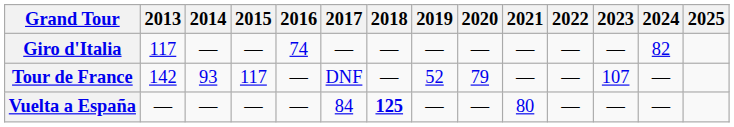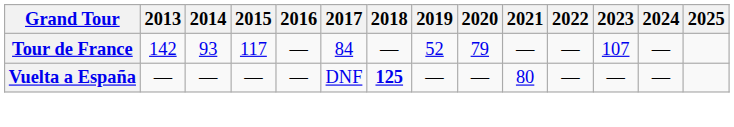- row: (72, 48)
(344, 77) DNF -> (344, 48) 84
(344, 106) 84 -> (344, 77) DNF
